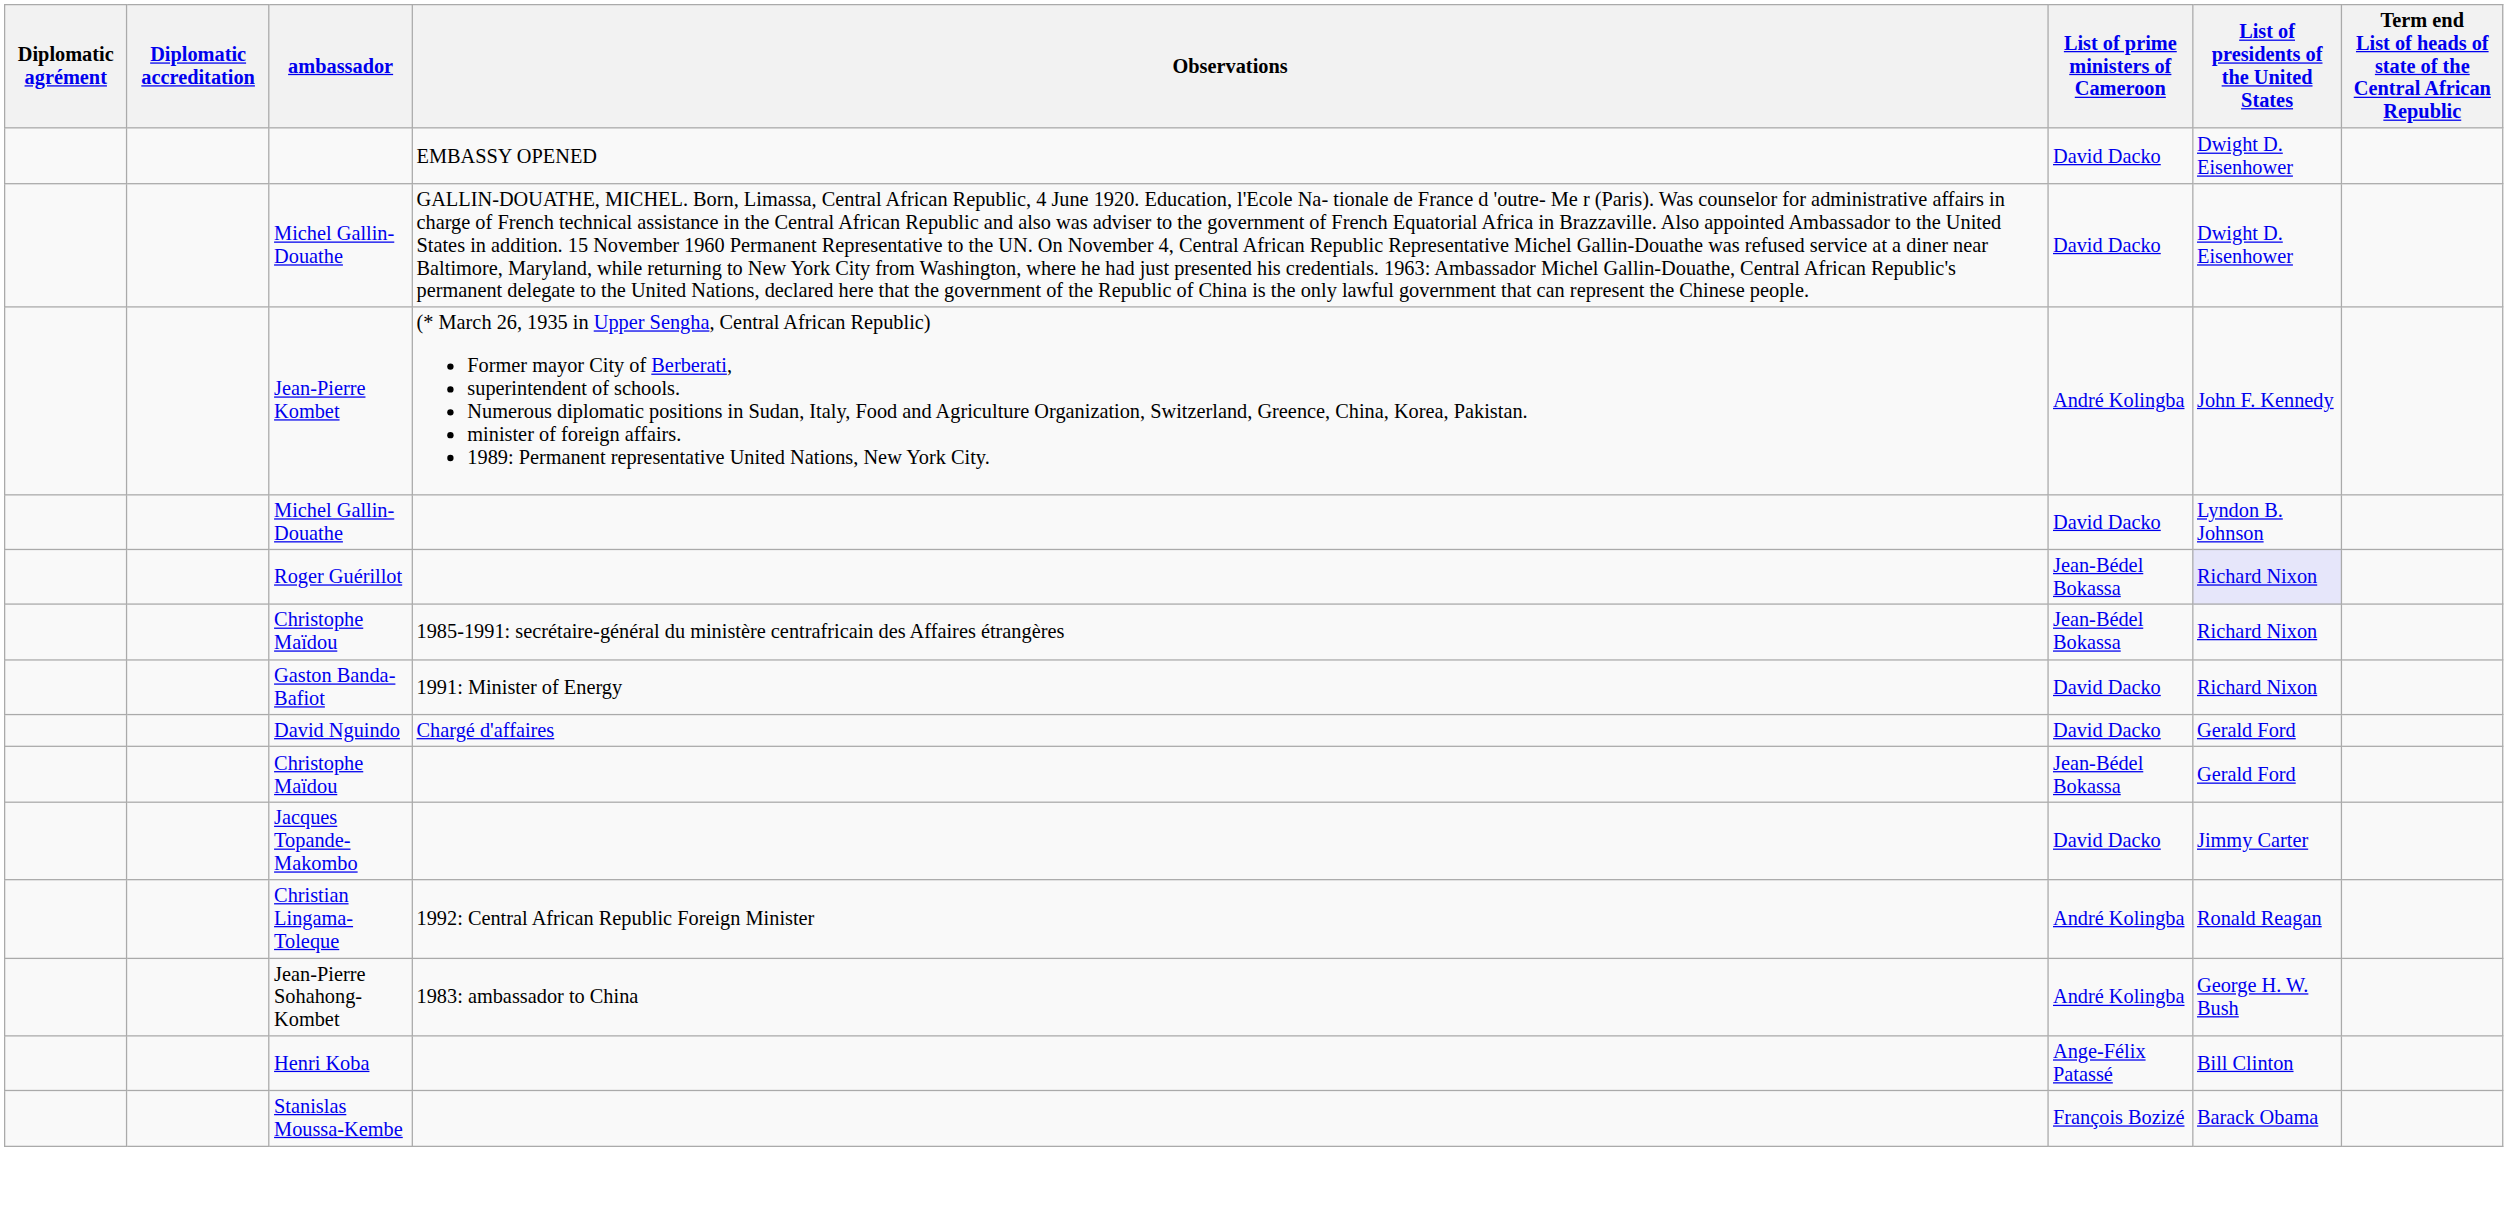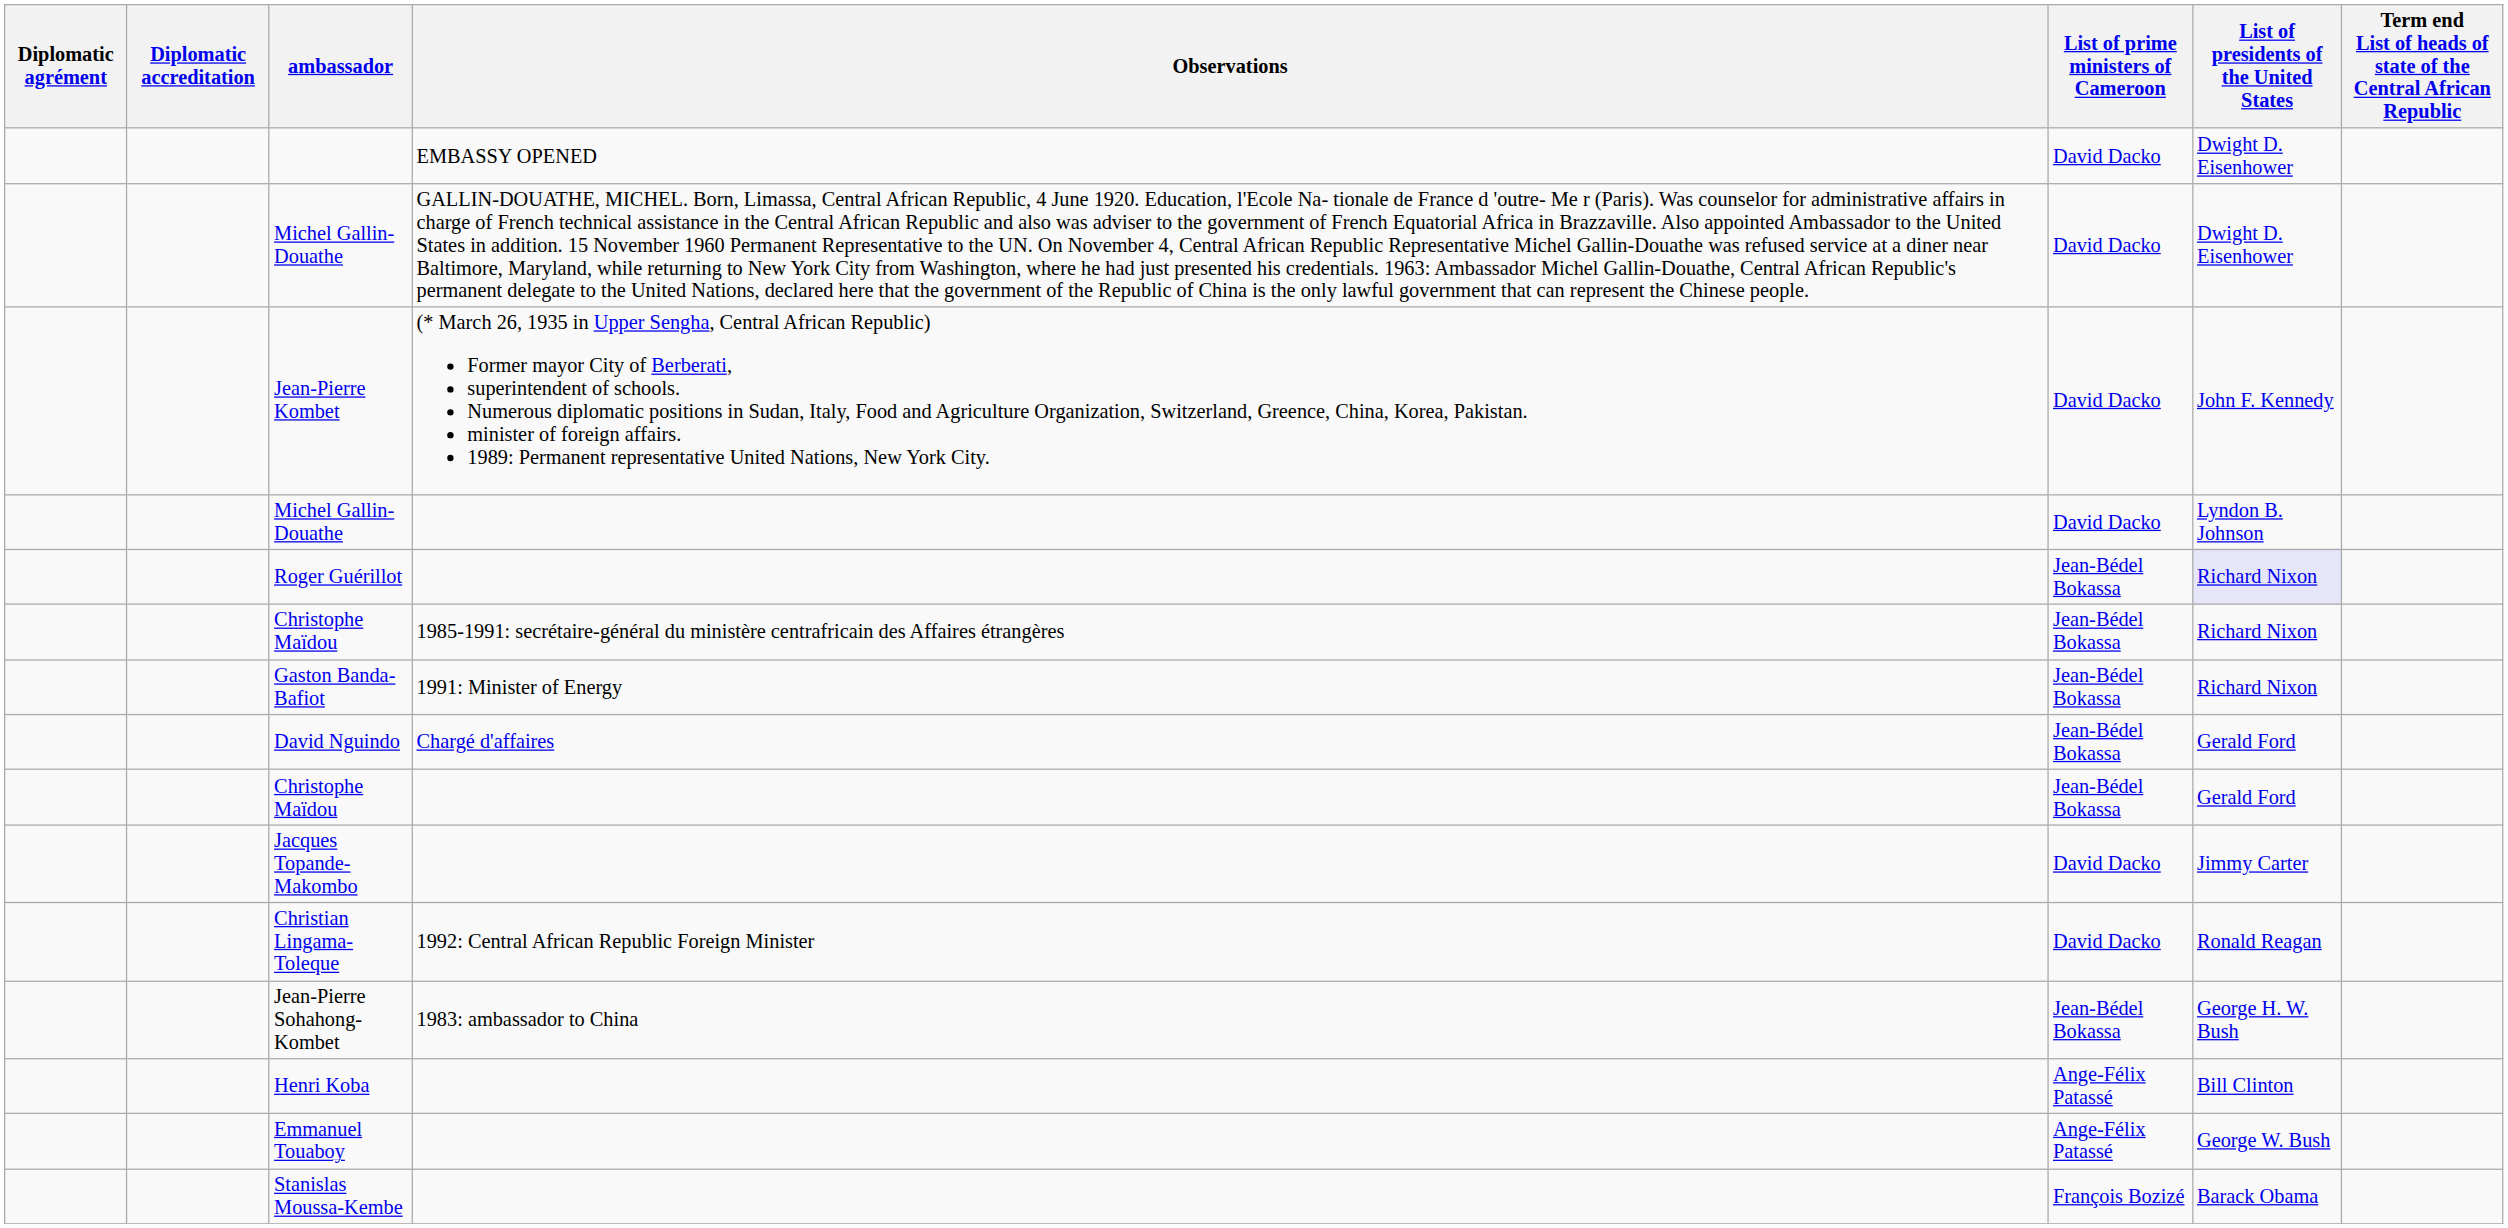(2119, 400) André Kolingba -> (2107, 400) David Dacko
(2107, 686) David Dacko -> (2098, 686) Jean-Bédel Bokassa
(2107, 730) David Dacko -> (2098, 741) Jean-Bédel Bokassa
(2119, 918) André Kolingba -> (2107, 941) David Dacko
(2119, 996) André Kolingba -> (2098, 1019) Jean-Bédel Bokassa
+ row: (318, 1141)
